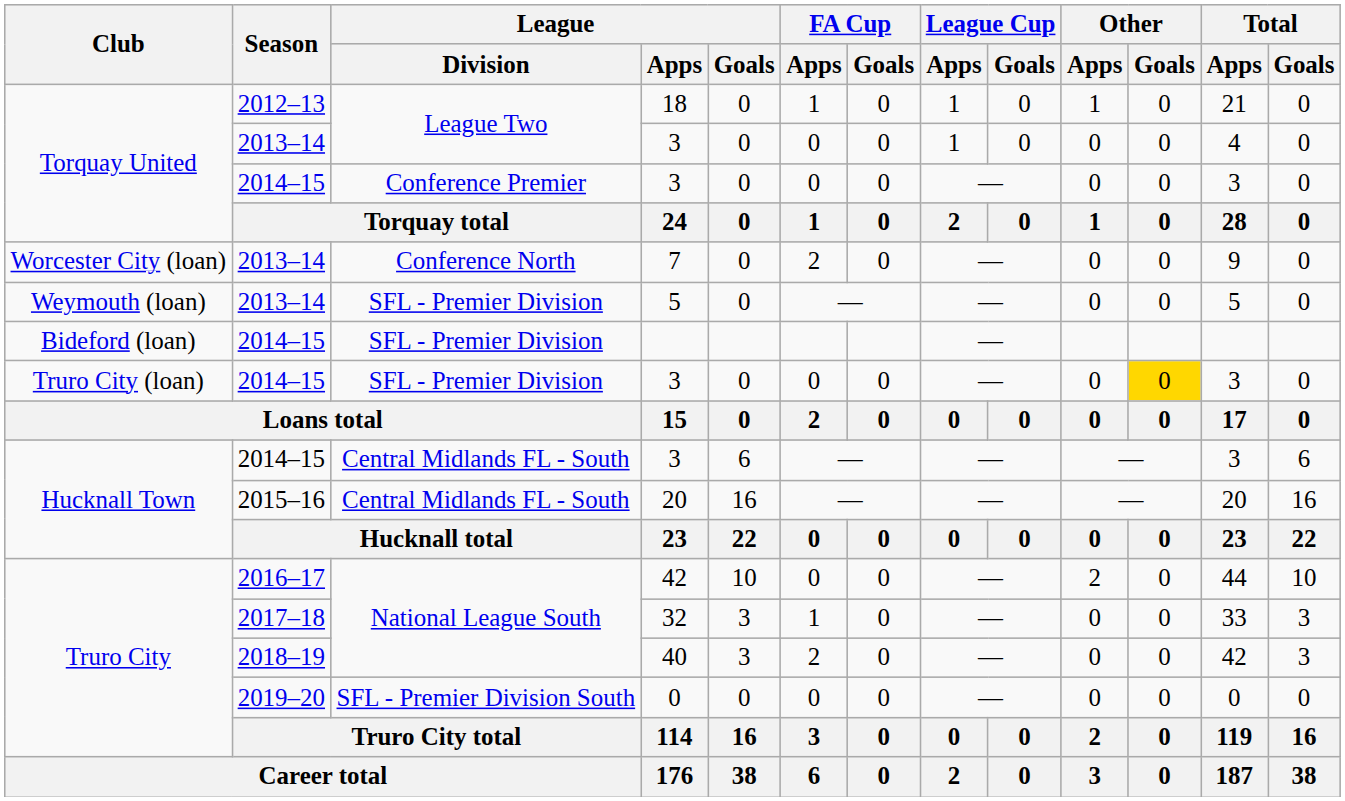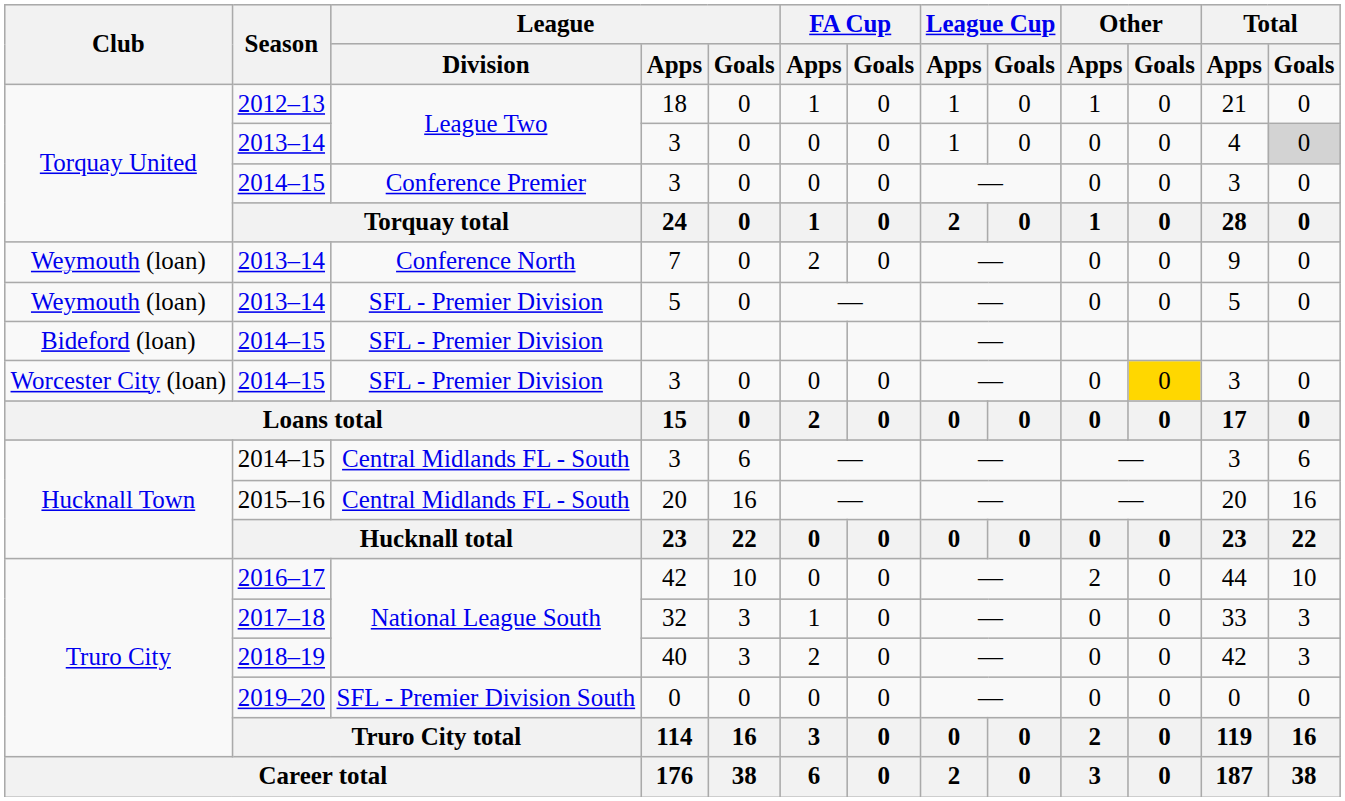(1304, 143) no background -> (1304, 143) lightgrey background
(118, 261) Worcester City (loan) -> (118, 261) Weymouth (loan)
(118, 380) Truro City (loan) -> (118, 380) Worcester City (loan)
